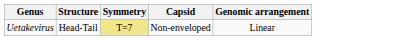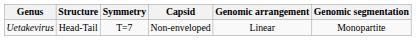+ column: (361, 12)
(124, 27) khaki background -> (124, 27) no background
